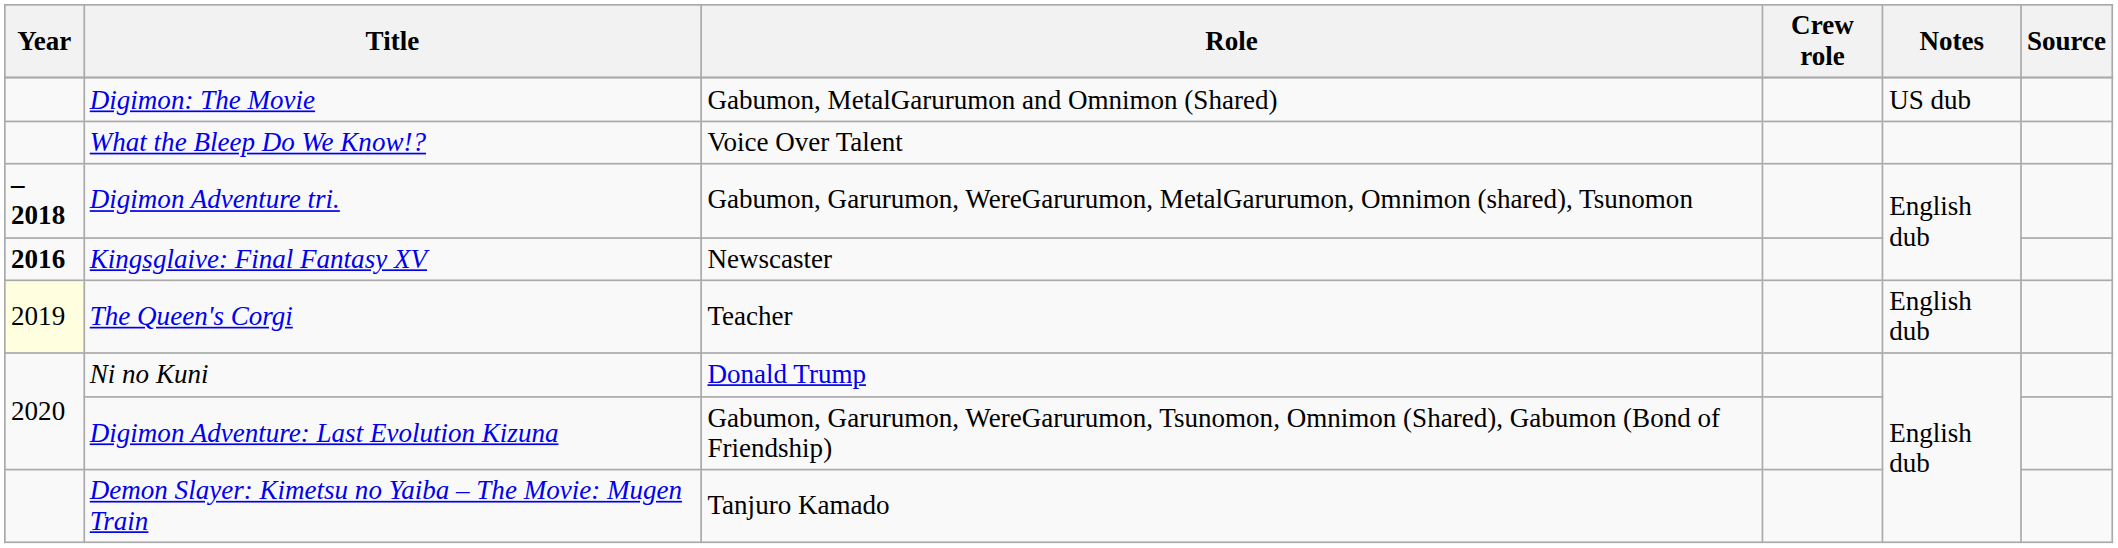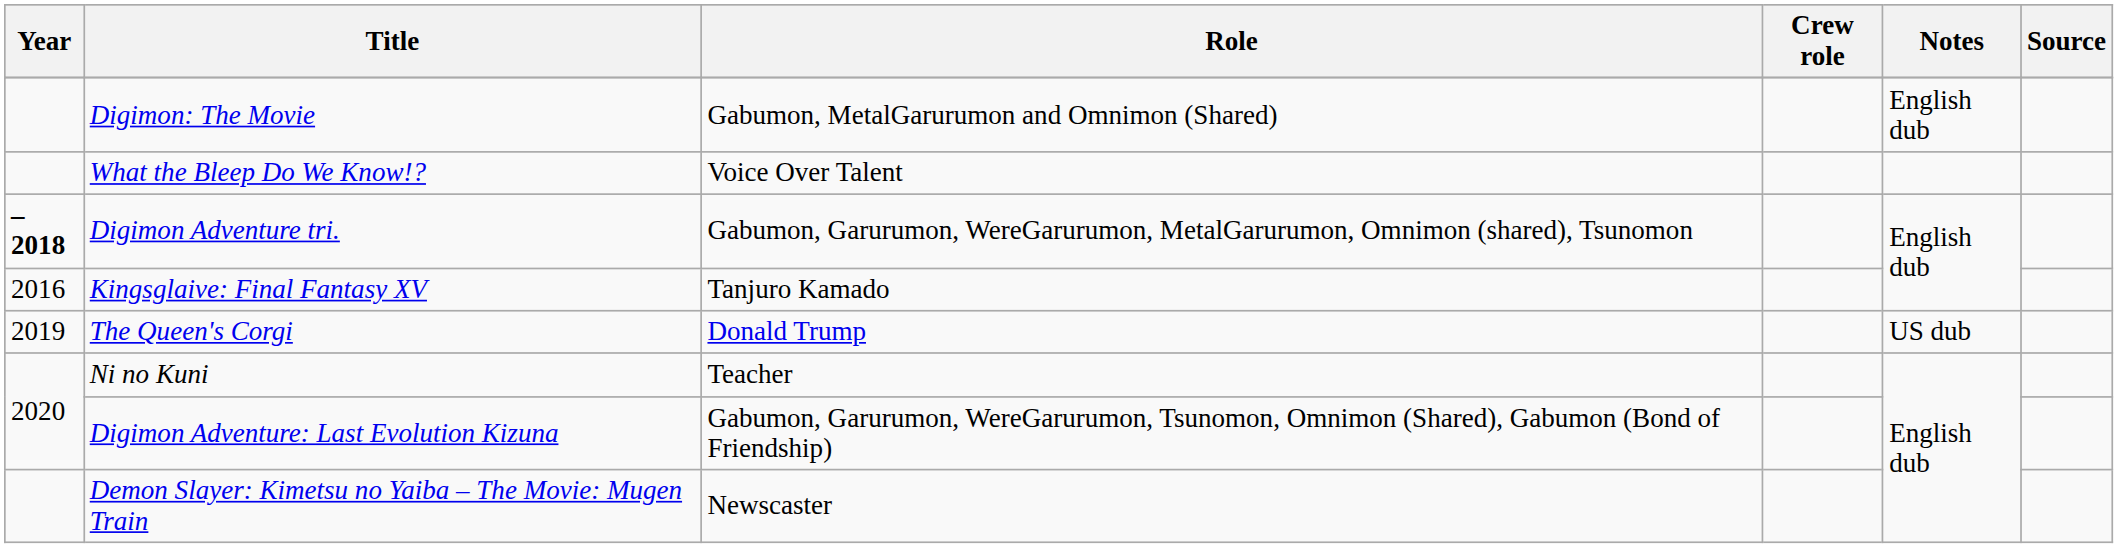(1930, 99) US dub -> (1931, 114) English dub
(38, 258) bold -> (38, 288) normal
(770, 258) Newscaster -> (798, 288) Tanjuro Kamado
(38, 316) lightyellow background -> (38, 331) no background
(750, 316) Teacher -> (787, 331) Donald Trump
(1931, 316) English dub -> (1930, 331) US dub
(787, 374) Donald Trump -> (750, 374) Teacher
(798, 505) Tanjuro Kamado -> (770, 505) Newscaster
